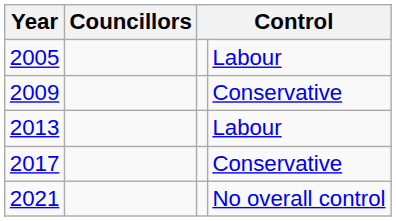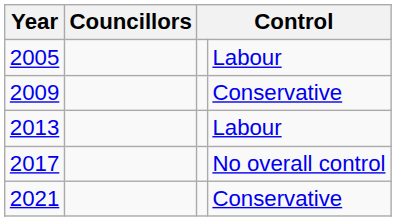(277, 163) Conservative -> (299, 163) No overall control
(299, 198) No overall control -> (277, 198) Conservative
